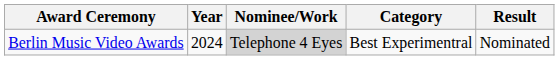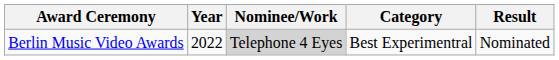(207, 42) 2024 -> (207, 42) 2022
